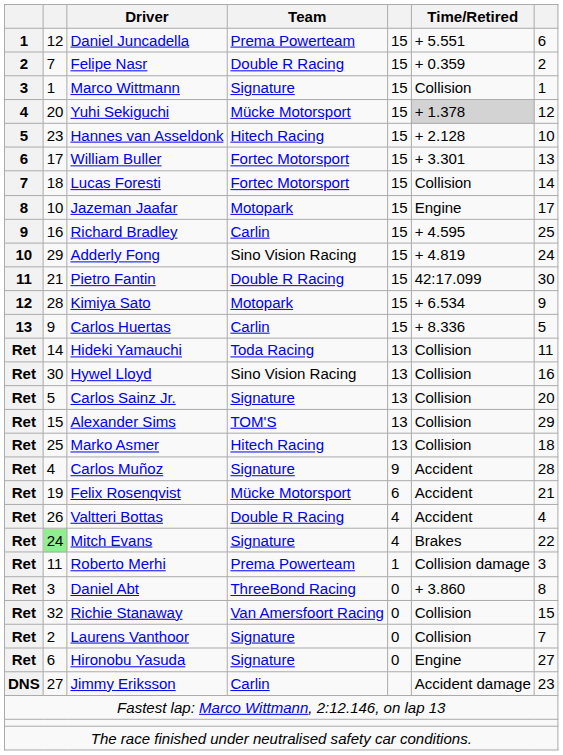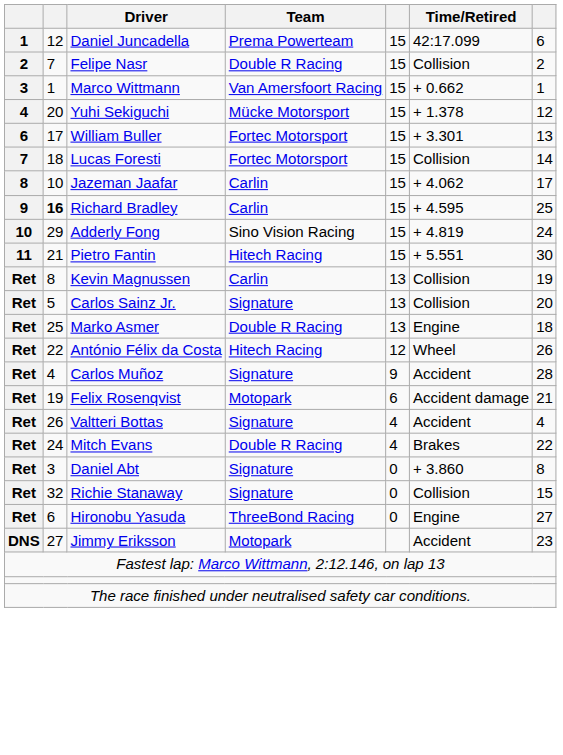(440, 40) + 5.551 -> (446, 40) 42:17.099
(440, 64) + 0.359 -> (441, 64) Collision
(263, 88) Signature -> (305, 88) Van Amersfoort Racing
(443, 88) Collision -> (438, 88) + 0.662
(440, 112) lightgrey background -> (438, 112) no background
- row: (147, 136)
(262, 207) Motopark -> (248, 183) Carlin
(438, 207) Engine -> (438, 183) + 4.062
(55, 231) normal -> (55, 207) bold
(287, 279) Double R Racing -> (276, 255) Hitech Racing
(448, 279) 42:17.099 -> (438, 255) + 5.551
- row: (111, 302)
- row: (121, 326)
+ row: (130, 279)
- row: (126, 350)
- row: (111, 374)
- row: (123, 422)
(277, 445) Hitech Racing -> (286, 326) Double R Racing
(443, 445) Collision -> (436, 326) Engine
+ row: (146, 350)
(291, 493) Mücke Motorsport -> (260, 398) Motopark
(443, 493) Accident -> (471, 398) Accident damage
(287, 517) Double R Racing -> (261, 422) Signature
(55, 541) lightgreen background -> (55, 445) no background
(263, 541) Signature -> (286, 445) Double R Racing
- row: (118, 564)
(293, 588) ThreeBond Racing -> (261, 469) Signature
(307, 612) Van Amersfoort Racing -> (261, 493) Signature
- row: (130, 636)
(263, 660) Signature -> (291, 517) ThreeBond Racing
(250, 684) Carlin -> (260, 541) Motopark
(473, 684) Accident damage -> (442, 541) Accident
